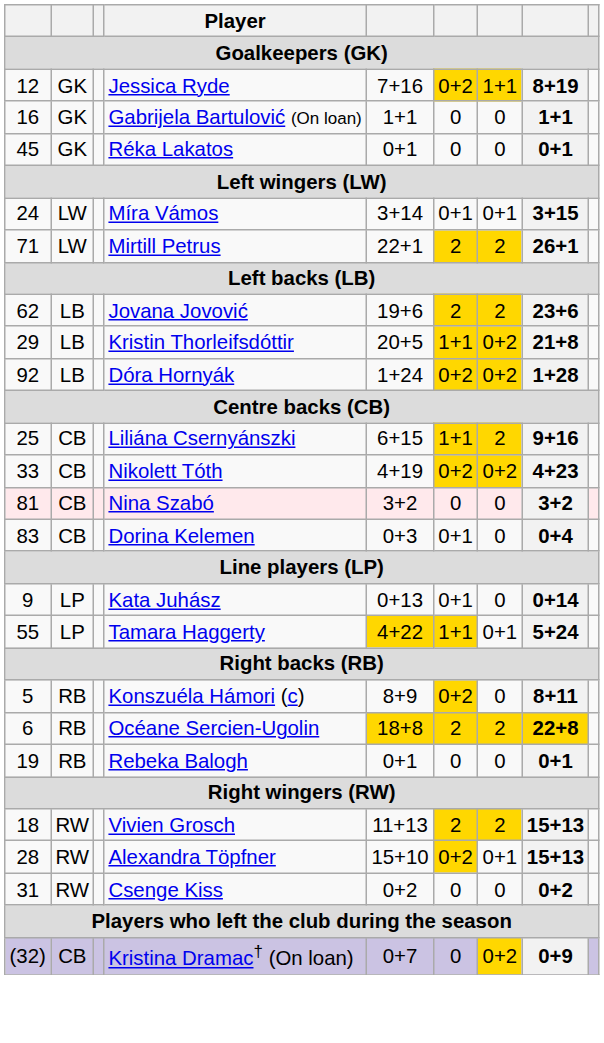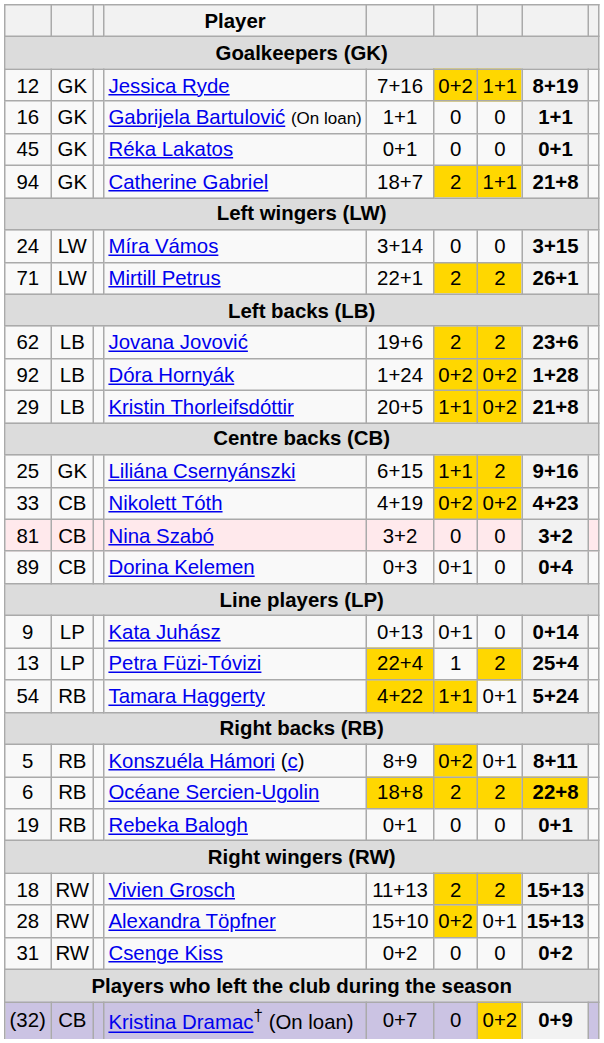+ row: (188, 181)
(456, 213) 0+1 -> (456, 246) 0
(500, 213) 0+1 -> (500, 246) 0
rows swapped: (201, 342) <-> (171, 374)
(72, 438) CB -> (72, 471) GK
(28, 535) 83 -> (28, 567) 89
+ row: (185, 664)
(28, 631) 55 -> (28, 696) 54
(72, 631) LP -> (72, 696) RB
(500, 696) 0 -> (500, 760) 0+1
